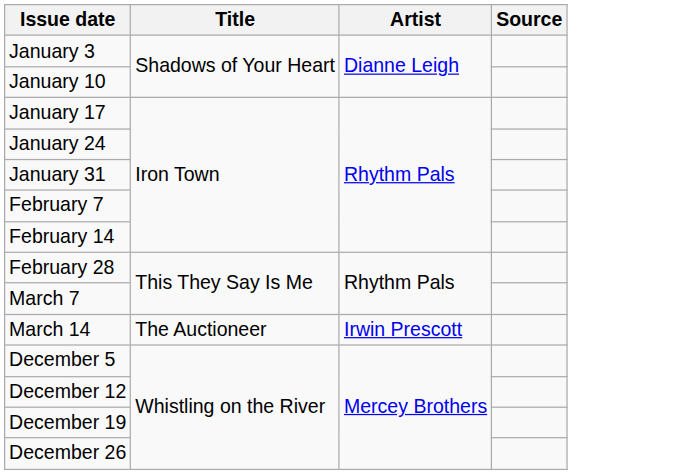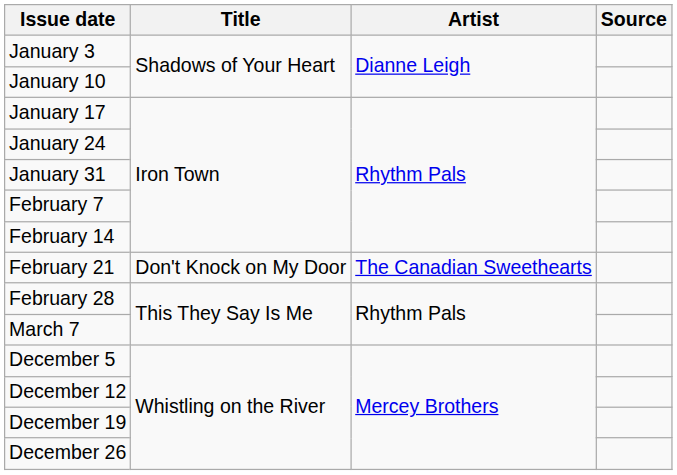+ row: (62, 267)
- row: (50, 329)
